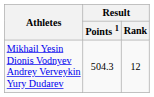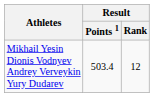(102, 66) 504.3 -> (102, 66) 503.4
